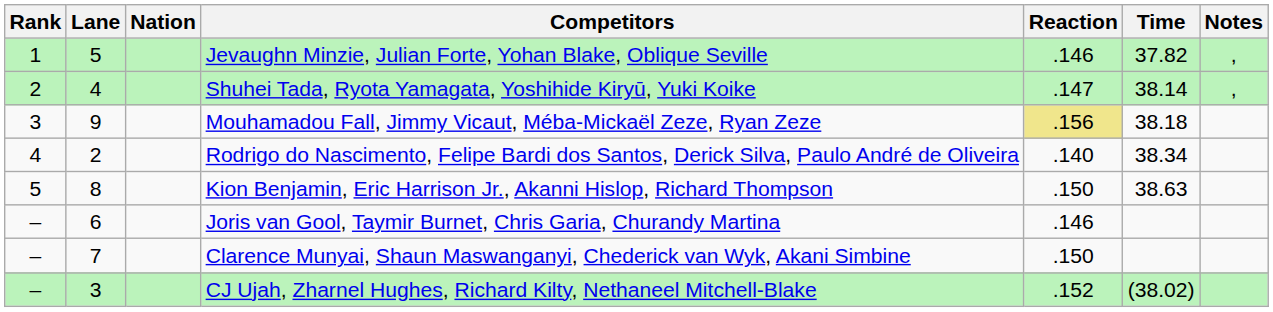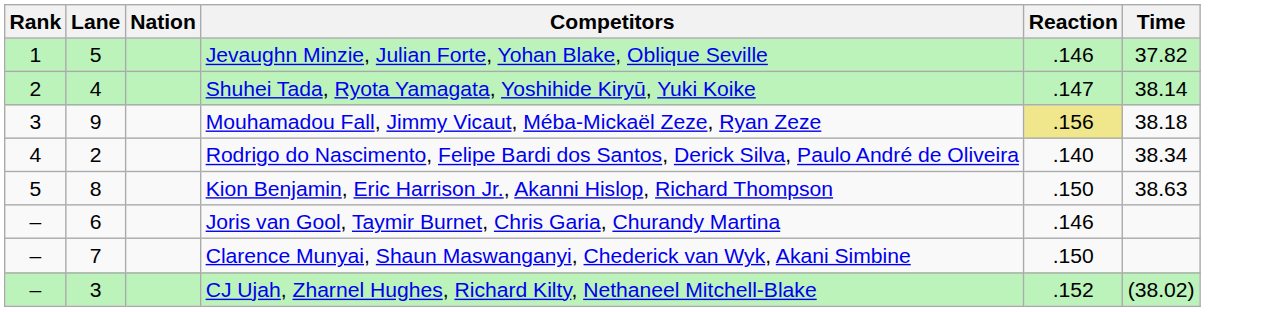- column: (1234, 22)
